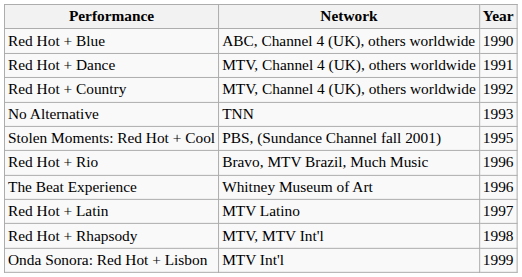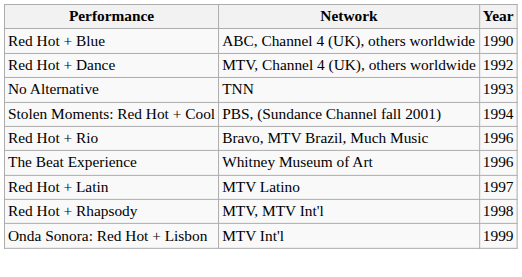(498, 65) 1991 -> (498, 65) 1992
- row: (67, 89)
(498, 138) 1995 -> (498, 114) 1994
